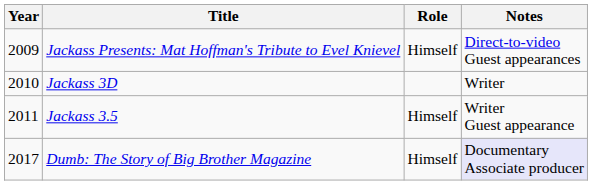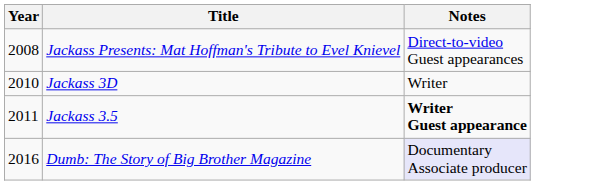- column: (432, 16)
(24, 50) 2009 -> (24, 50) 2008
(520, 116) normal -> (467, 116) bold
(24, 158) 2017 -> (24, 158) 2016
